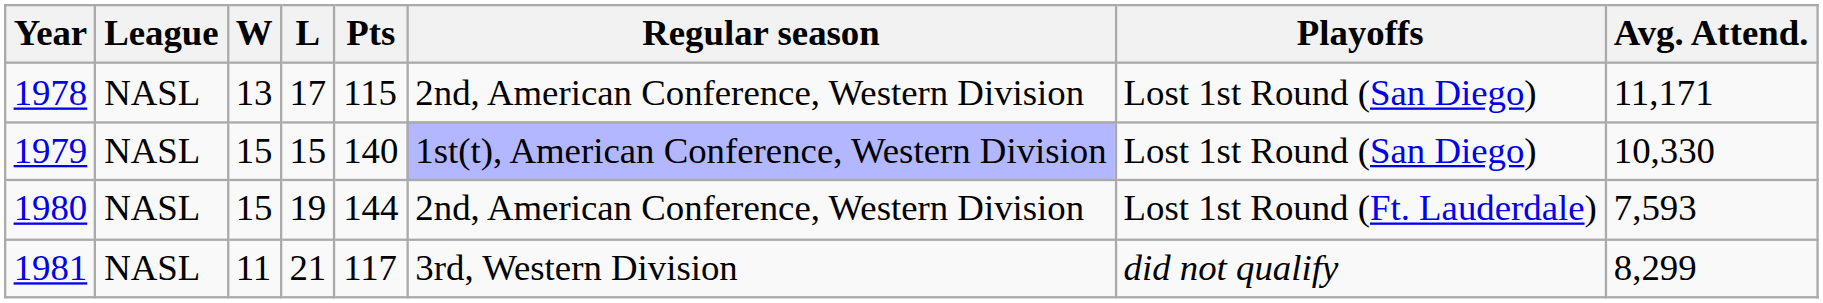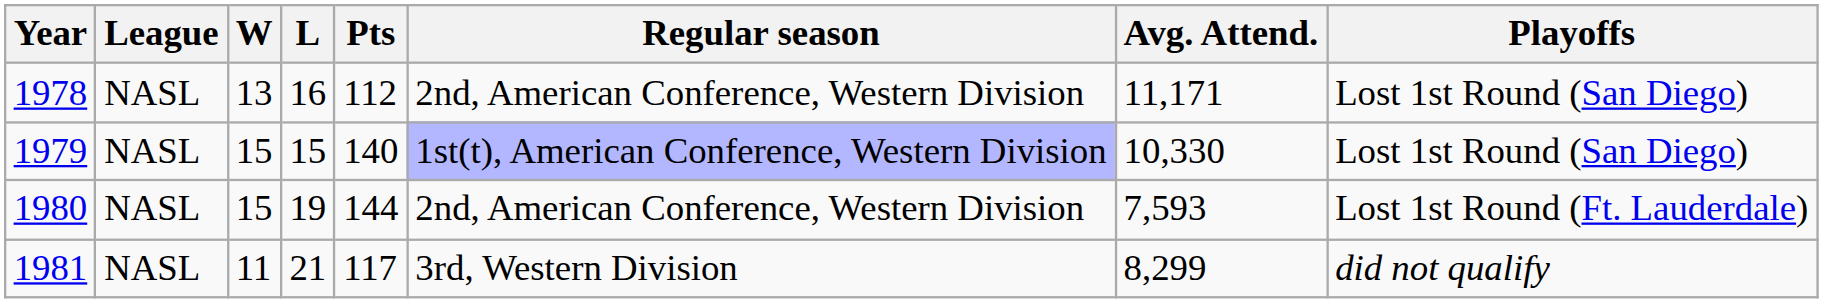columns swapped: (1360, 33) <-> (1711, 33)
(308, 92) 17 -> (308, 92) 16
(370, 92) 115 -> (370, 92) 112
